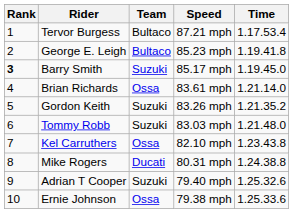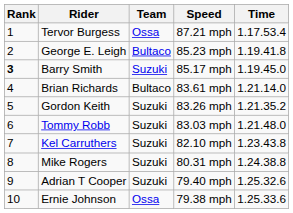(151, 32) Bultaco -> (146, 32) Ossa
(146, 88) Ossa -> (151, 88) Bultaco
(146, 144) Ossa -> (150, 144) Suzuki
(149, 162) Ducati -> (150, 162) Suzuki
